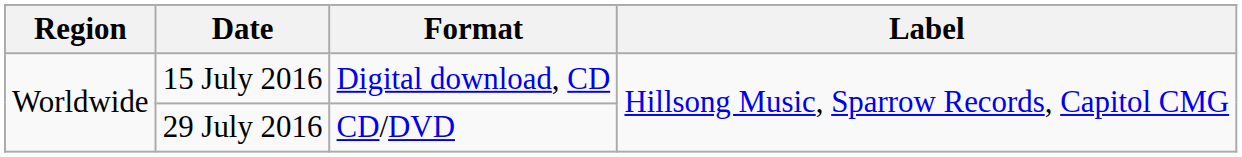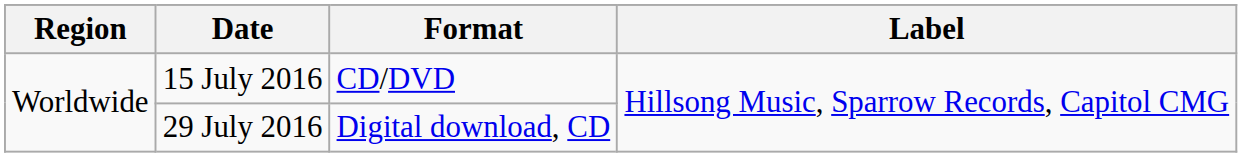(473, 77) Digital download, CD -> (396, 77) CD/DVD
(396, 126) CD/DVD -> (473, 126) Digital download, CD
